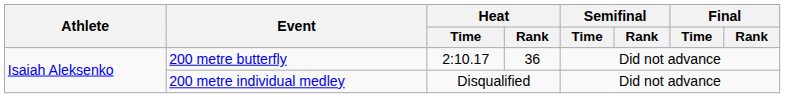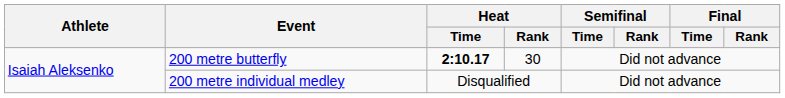(466, 59) normal -> (466, 59) bold
(532, 59) 36 -> (533, 59) 30
